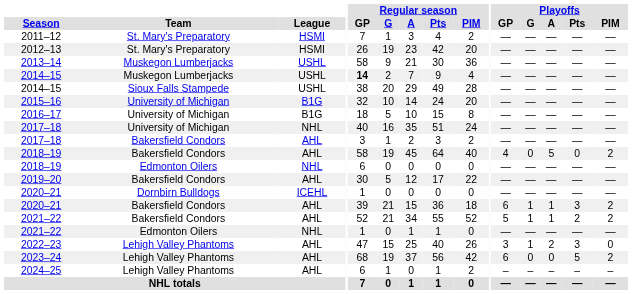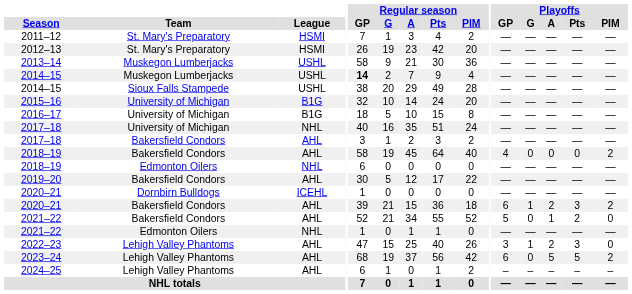(551, 153) 5 -> (551, 153) 0
(551, 205) 1 -> (551, 205) 2
(531, 218) 1 -> (531, 218) 0
(610, 218) 2 -> (610, 218) 0
(551, 257) 0 -> (551, 257) 5
